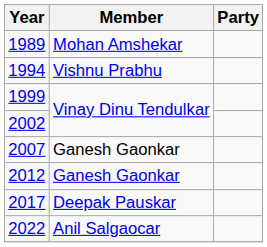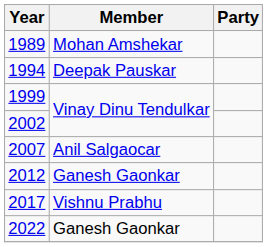(107, 70) Vishnu Prabhu -> (115, 70) Deepak Pauskar
(116, 149) Ganesh Gaonkar -> (107, 149) Anil Salgaocar
(115, 202) Deepak Pauskar -> (107, 202) Vishnu Prabhu
(107, 228) Anil Salgaocar -> (116, 228) Ganesh Gaonkar
